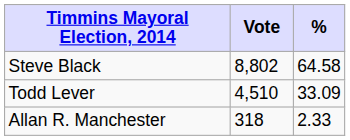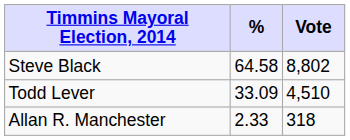columns swapped: (262, 28) <-> (319, 28)
